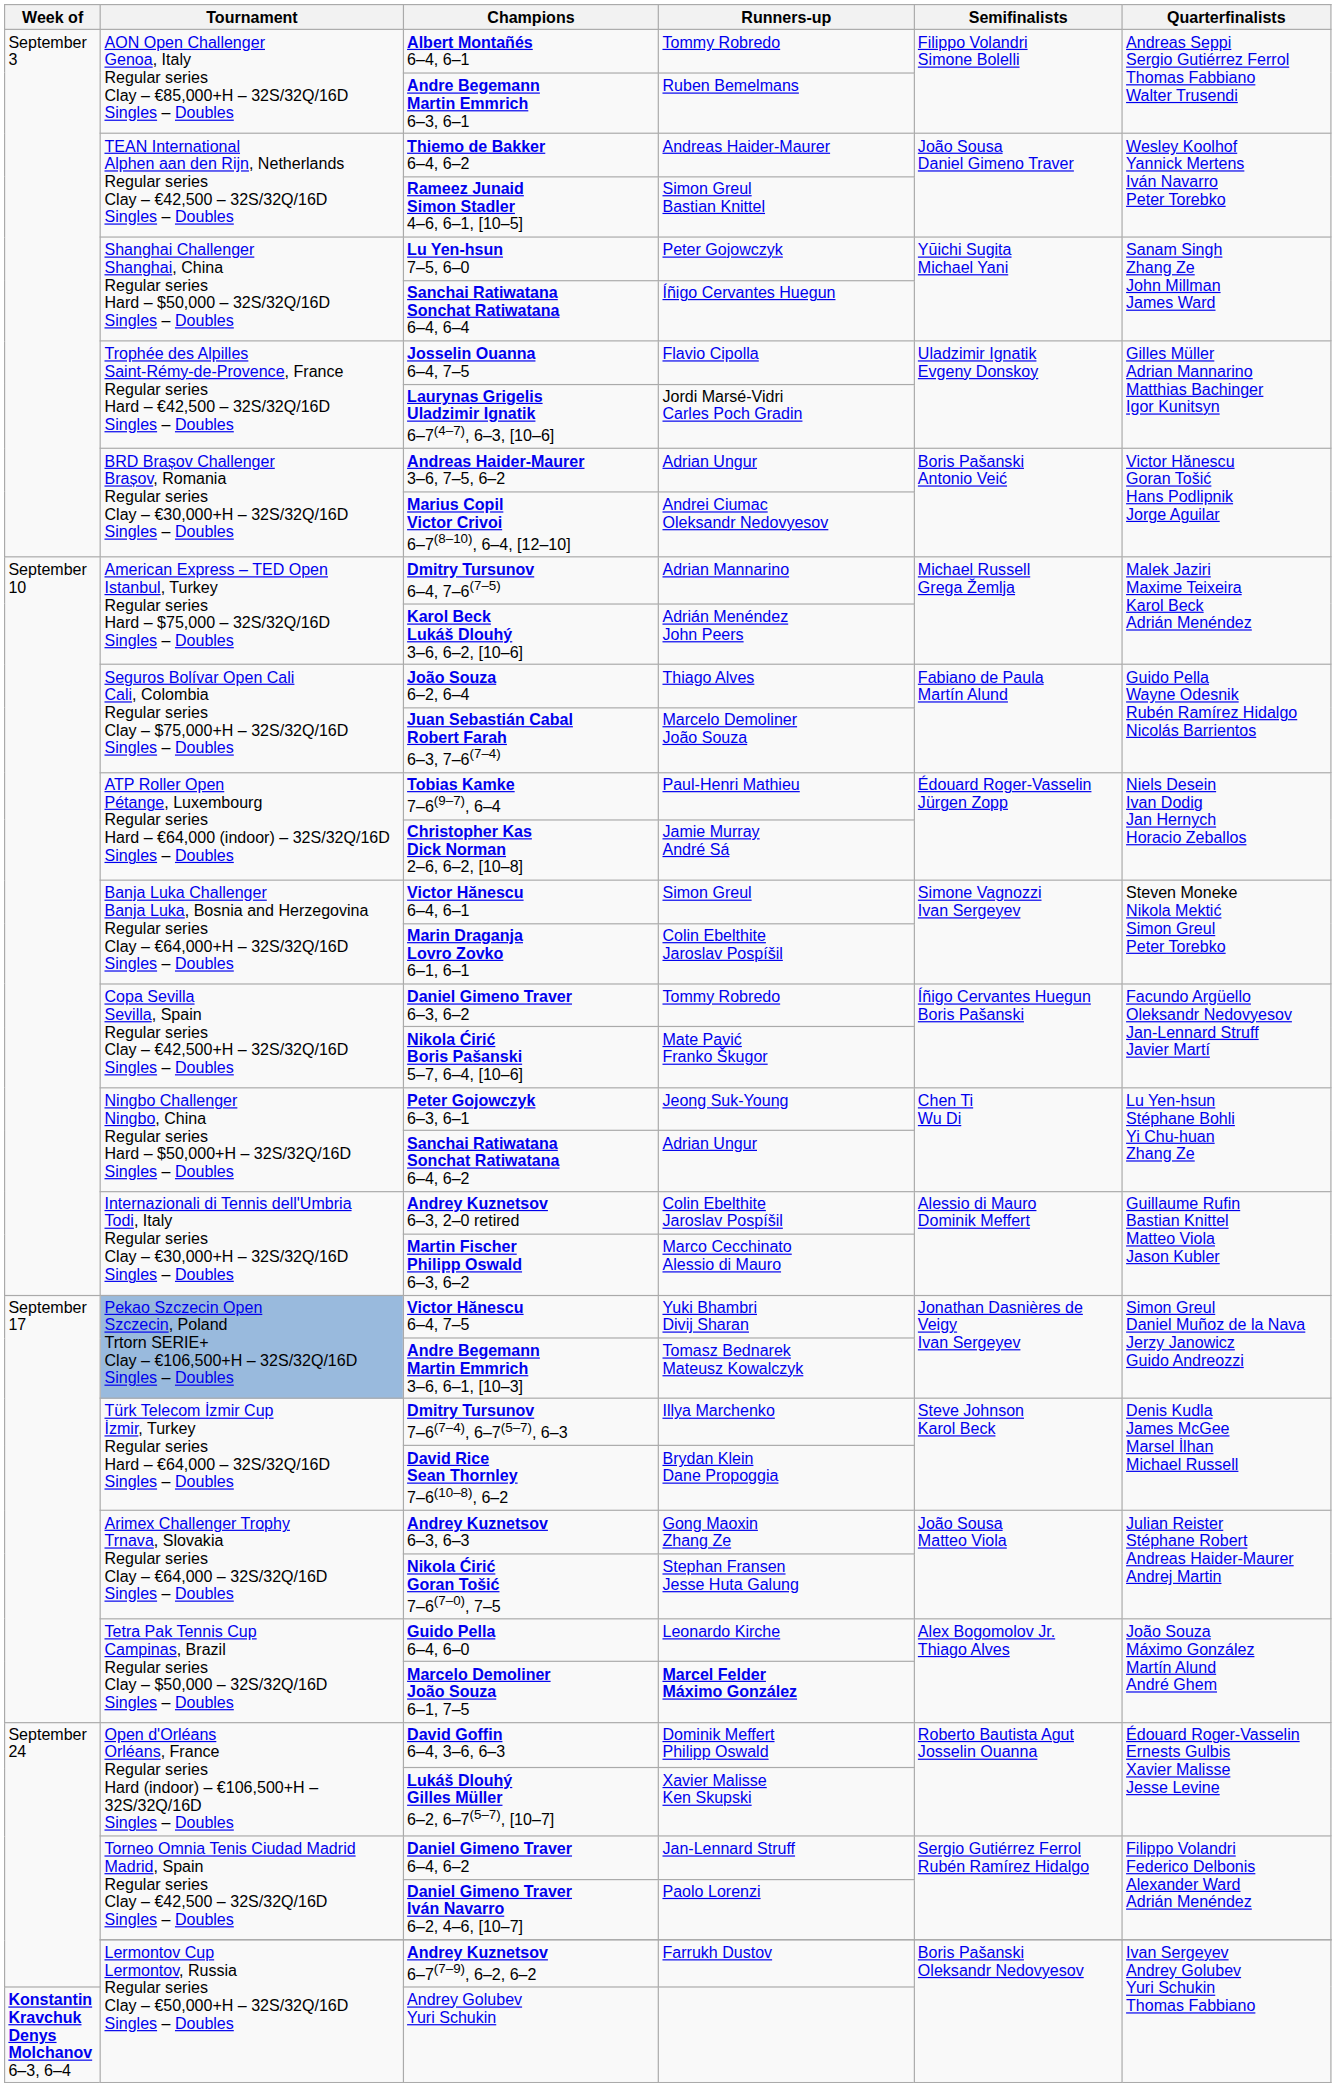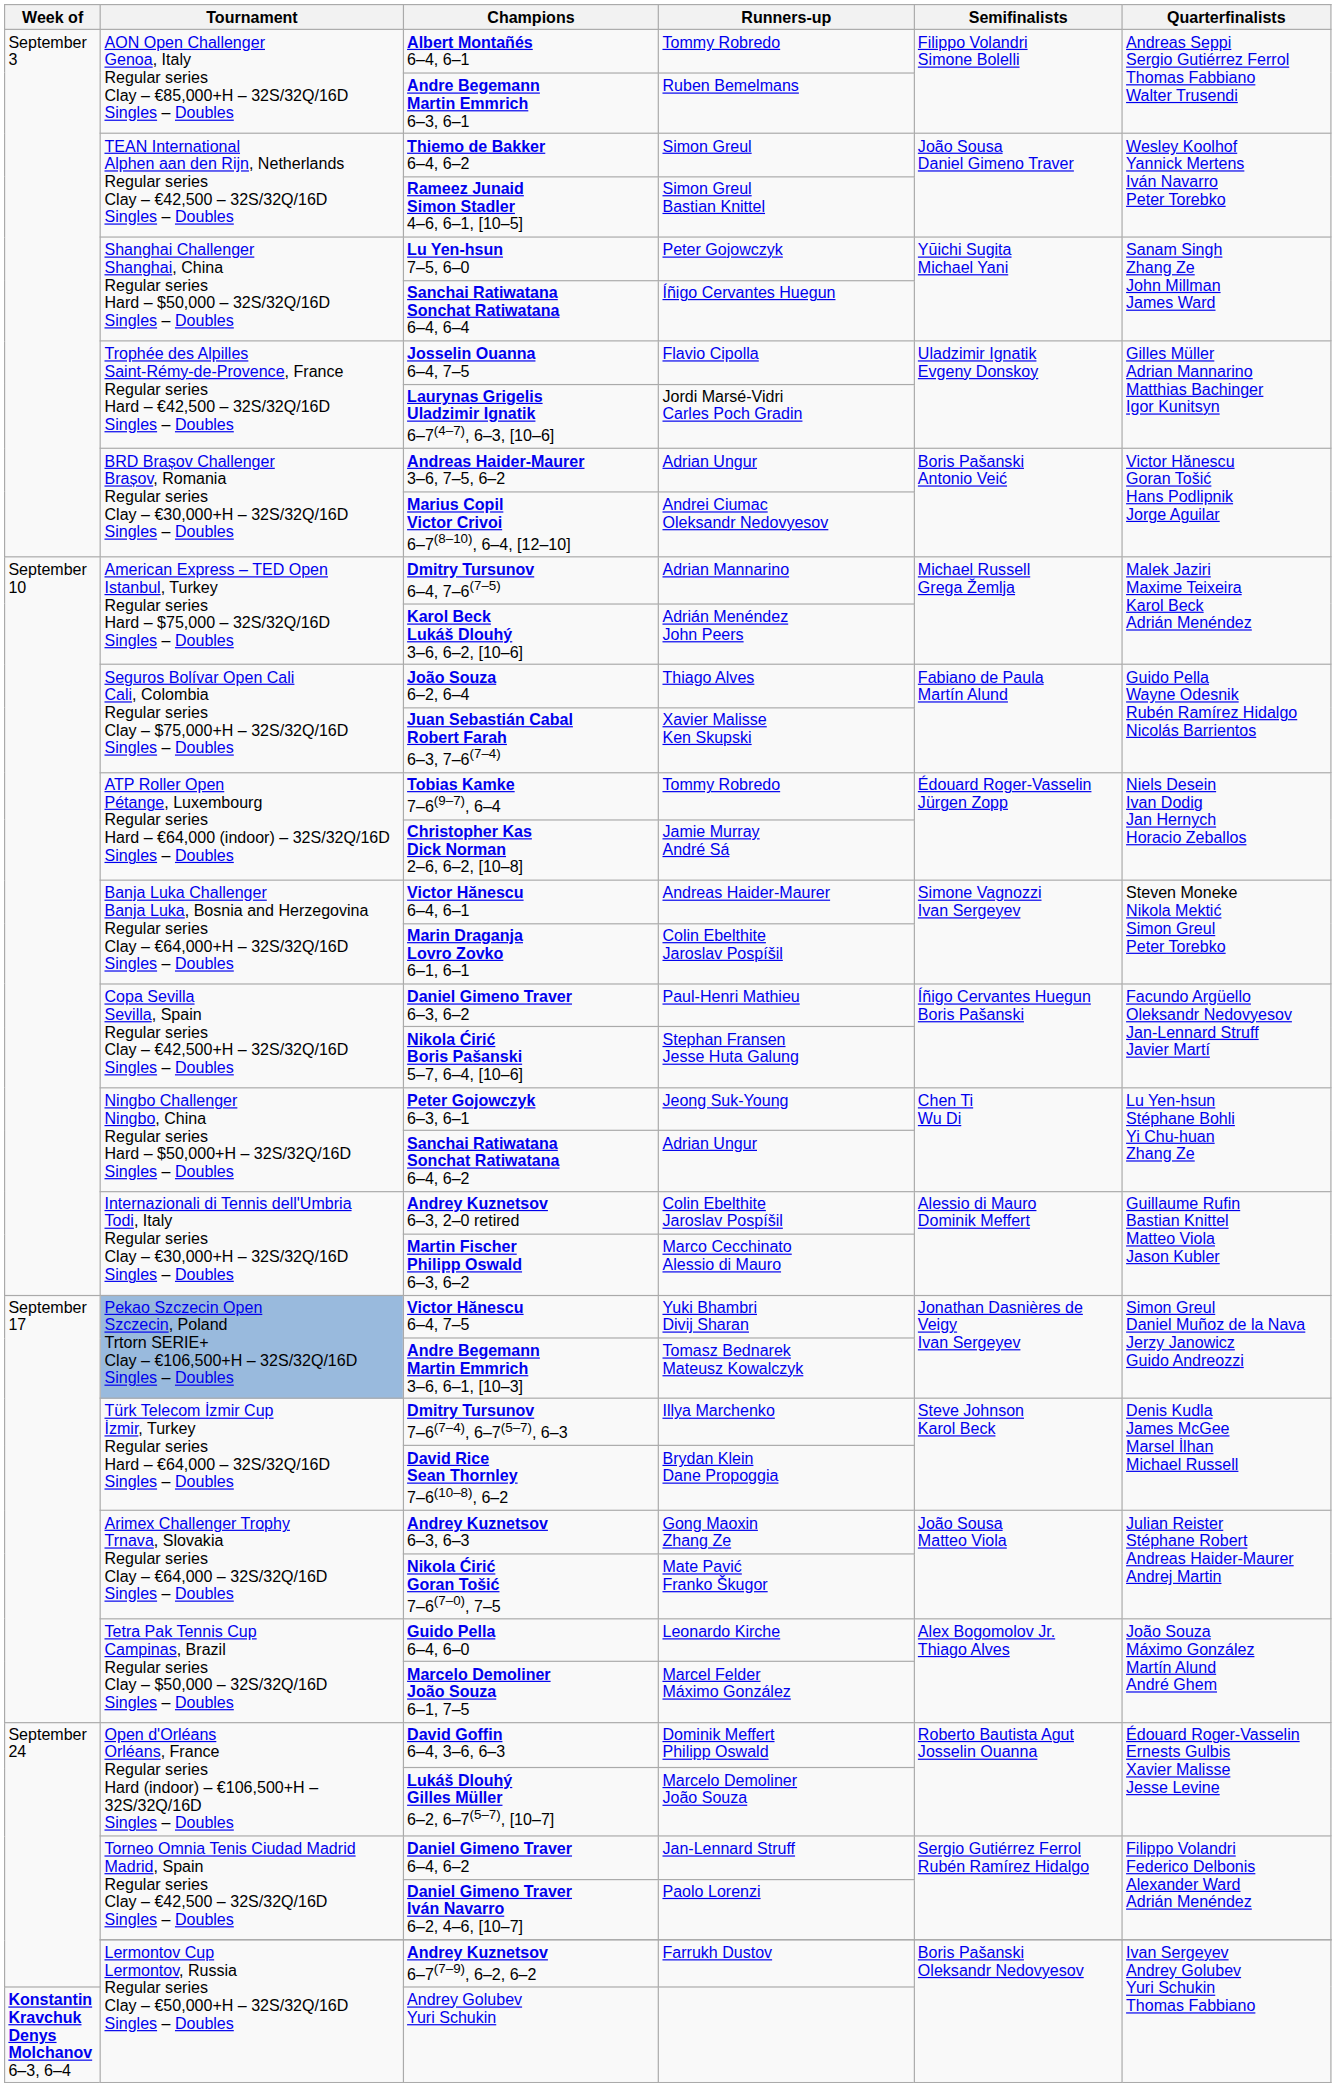(746, 146) Andreas Haider-Maurer -> (707, 146) Simon Greul
(730, 729) Marcelo Demoliner João Souza -> (715, 729) Xavier Malisse Ken Skupski
(731, 785) Paul-Henri Mathieu -> (721, 785) Tommy Robredo
(707, 893) Simon Greul -> (746, 893) Andreas Haider-Maurer
(721, 996) Tommy Robredo -> (731, 996) Paul-Henri Mathieu
(715, 1048) Mate Pavić Franko Škugor -> (731, 1048) Stephan Fransen Jesse Huta Galung
(731, 1575) Stephan Fransen Jesse Huta Galung -> (715, 1575) Mate Pavić Franko Škugor
(730, 1683) bold -> (727, 1683) normal
(715, 1789) Xavier Malisse Ken Skupski -> (730, 1789) Marcelo Demoliner João Souza
